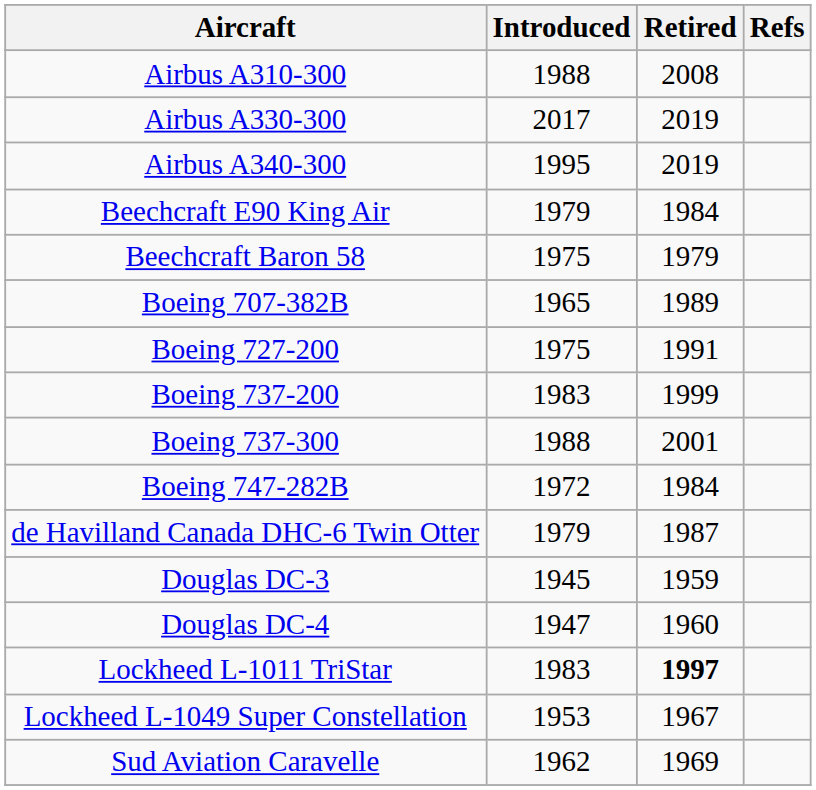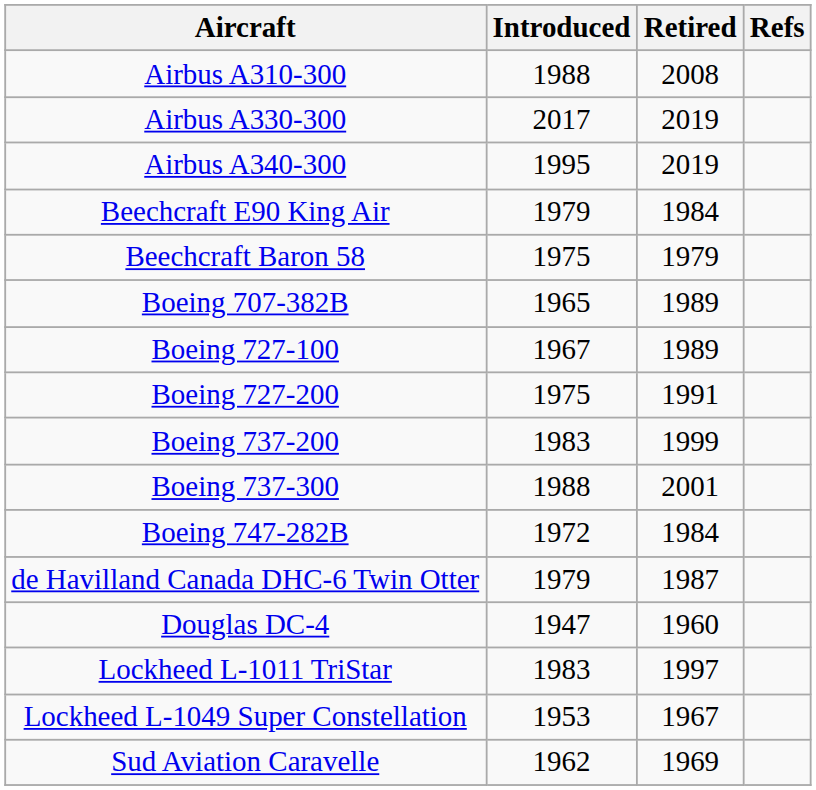+ row: (245, 348)
- row: (245, 578)
(690, 670) bold -> (690, 670) normal
